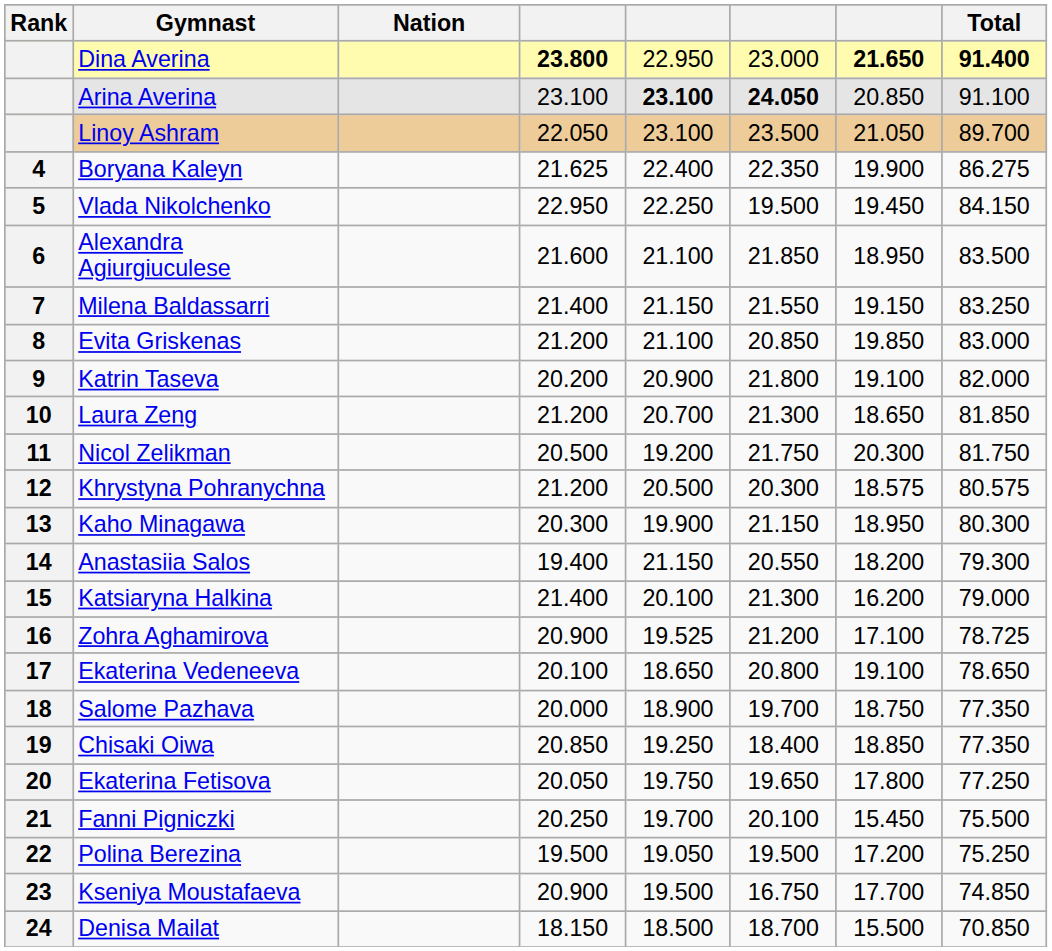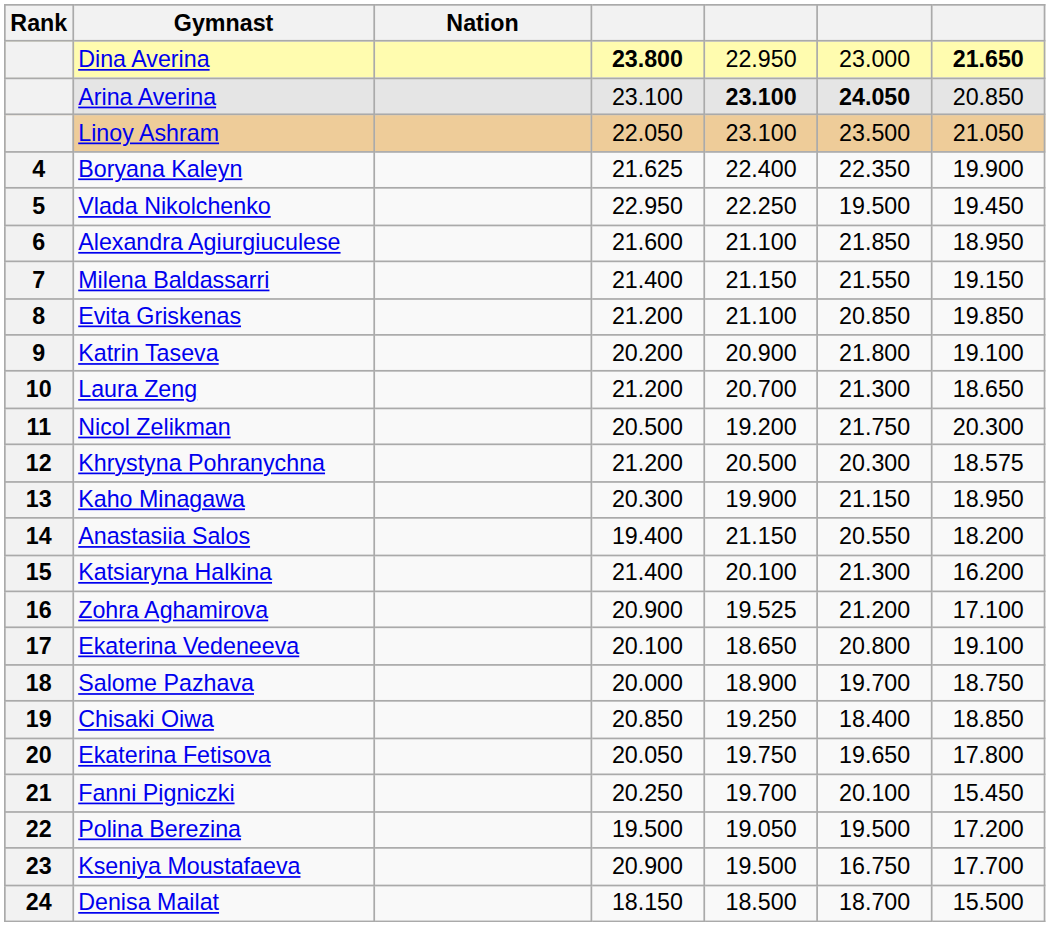- column: (994, 23)
